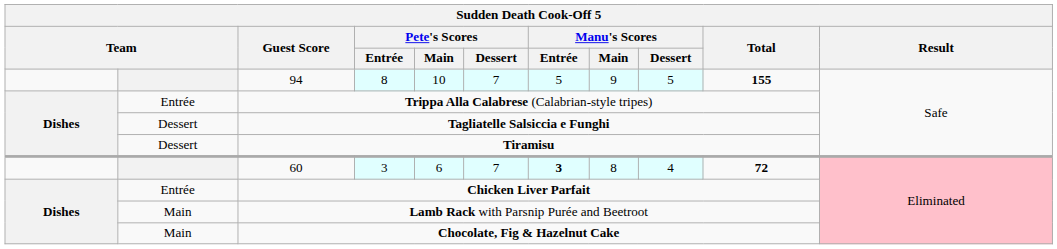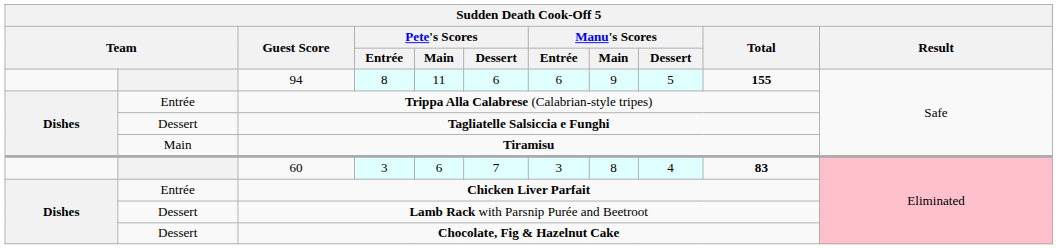(439, 80) 10 -> (439, 80) 11
(496, 80) 7 -> (496, 80) 6
(559, 80) 5 -> (559, 80) 6
(178, 145) Dessert -> (178, 145) Main
(559, 168) bold -> (559, 168) normal
(761, 168) 72 -> (761, 168) 83
(178, 212) Main -> (178, 212) Dessert
(178, 233) Main -> (178, 233) Dessert
